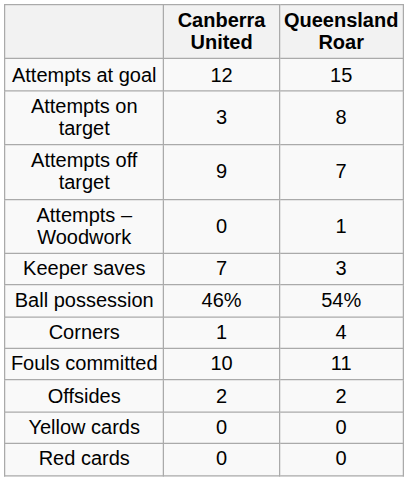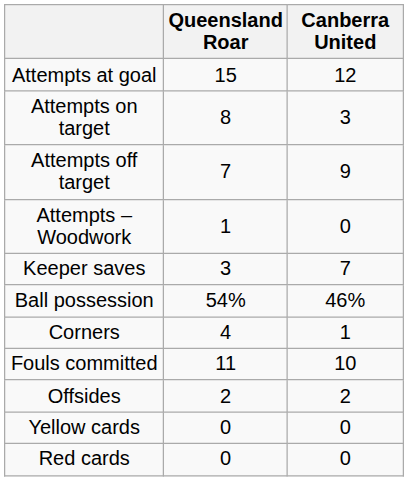columns swapped: (341, 31) <-> (222, 31)
